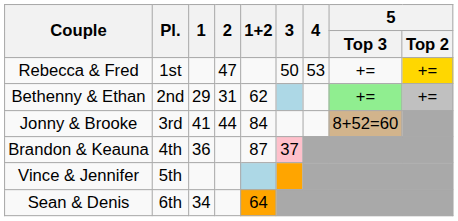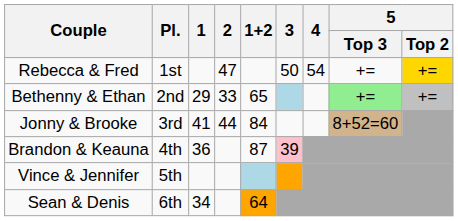(316, 70) 53 -> (316, 70) 54
(227, 96) 31 -> (227, 96) 33
(258, 96) 62 -> (258, 96) 65
(289, 149) 37 -> (289, 149) 39
